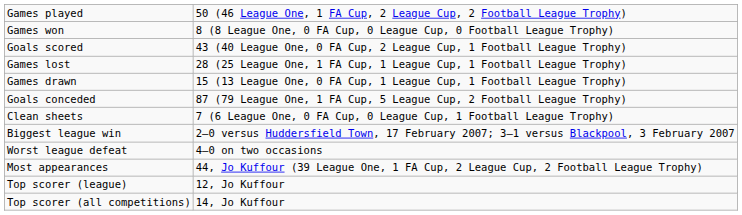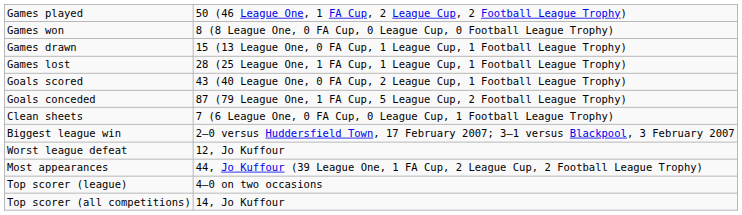rows swapped: (42, 82) <-> (45, 47)
(259, 150) 4–0 on two occasions -> (240, 150) 12, Jo Kuffour
(240, 185) 12, Jo Kuffour -> (259, 185) 4–0 on two occasions
